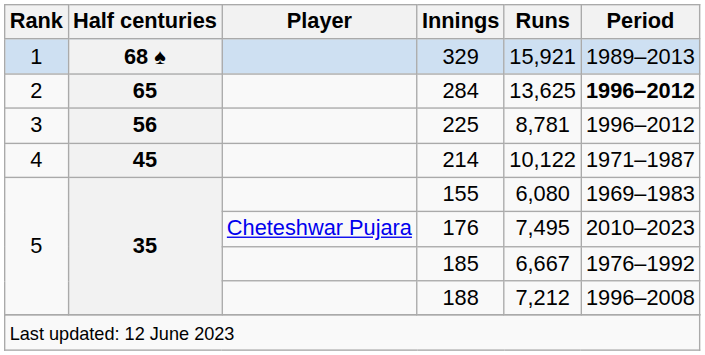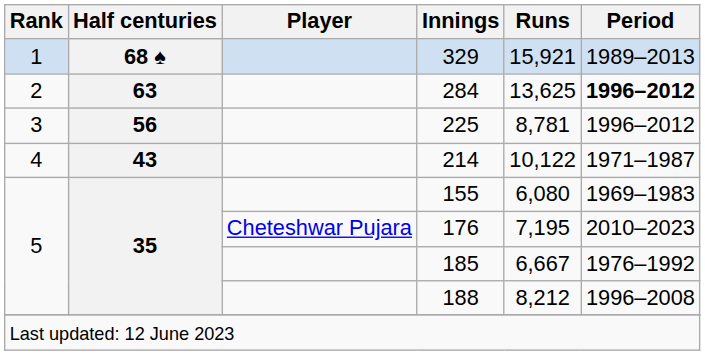(145, 90) 65 -> (145, 90) 63
(145, 159) 45 -> (145, 159) 43
(543, 228) 7,495 -> (543, 228) 7,195
(543, 297) 7,212 -> (543, 297) 8,212
